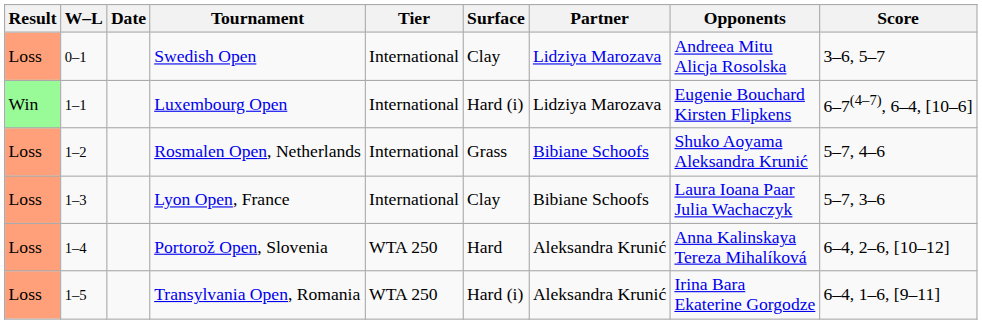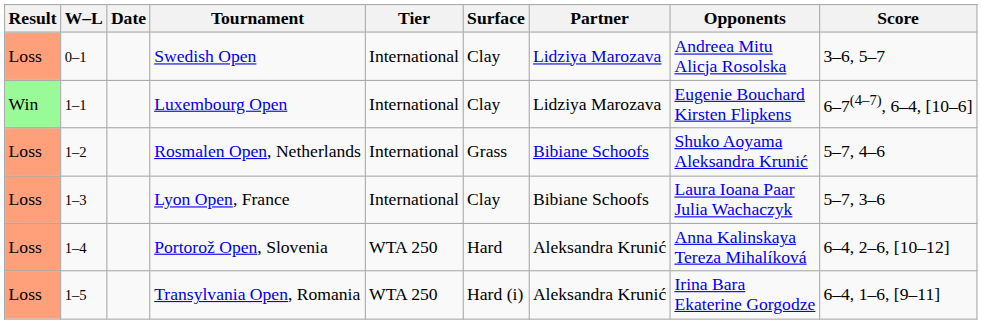(495, 103) Hard (i) -> (484, 103) Clay
